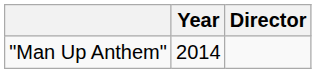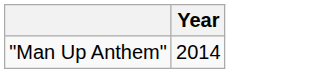- column: (268, 20)
